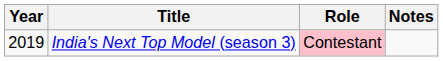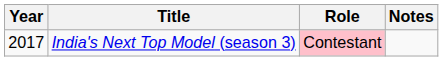(26, 42) 2019 -> (26, 42) 2017
